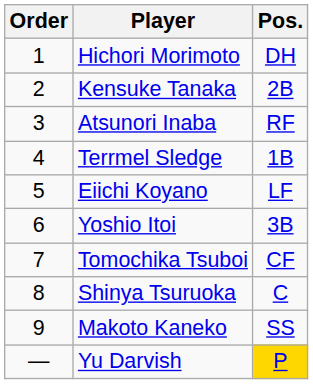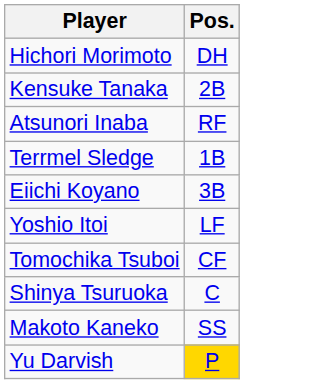- column: (39, 21)
(280, 191) LF -> (212, 191) 3B
(280, 225) 3B -> (212, 225) LF
